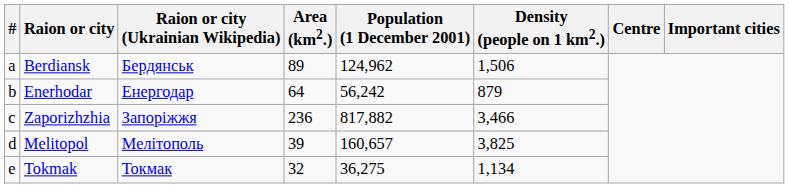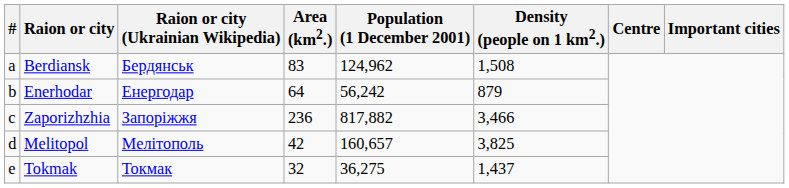(296, 66) 89 -> (296, 66) 83
(496, 66) 1,506 -> (496, 66) 1,508
(296, 143) 39 -> (296, 143) 42
(496, 169) 1,134 -> (496, 169) 1,437
